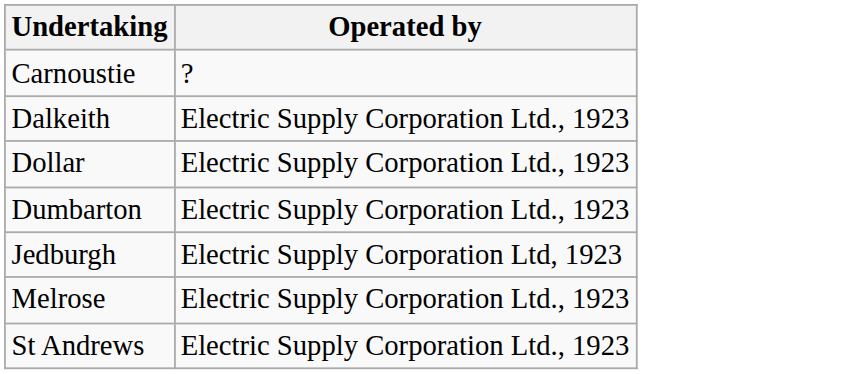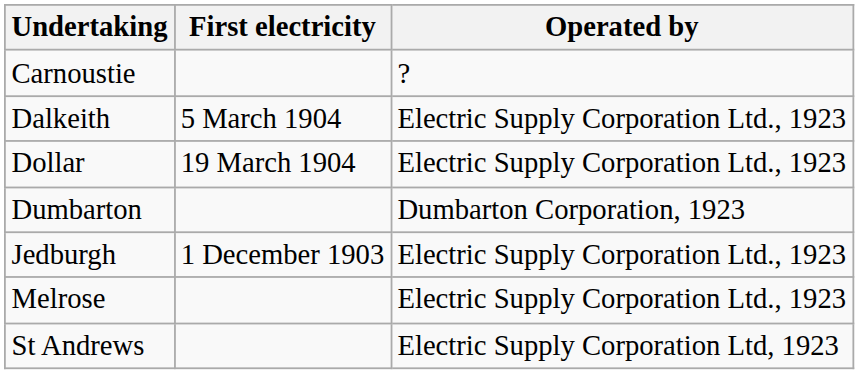+ column: (282, 27)
(405, 208) Electric Supply Corporation Ltd., 1923 -> (571, 208) Dumbarton Corporation, 1923
(401, 254) Electric Supply Corporation Ltd, 1923 -> (622, 254) Electric Supply Corporation Ltd., 1923
(405, 345) Electric Supply Corporation Ltd., 1923 -> (618, 345) Electric Supply Corporation Ltd, 1923
